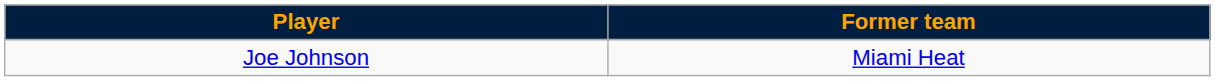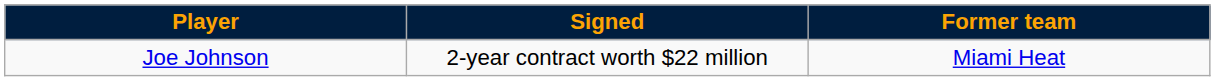+ column: (607, 22)
